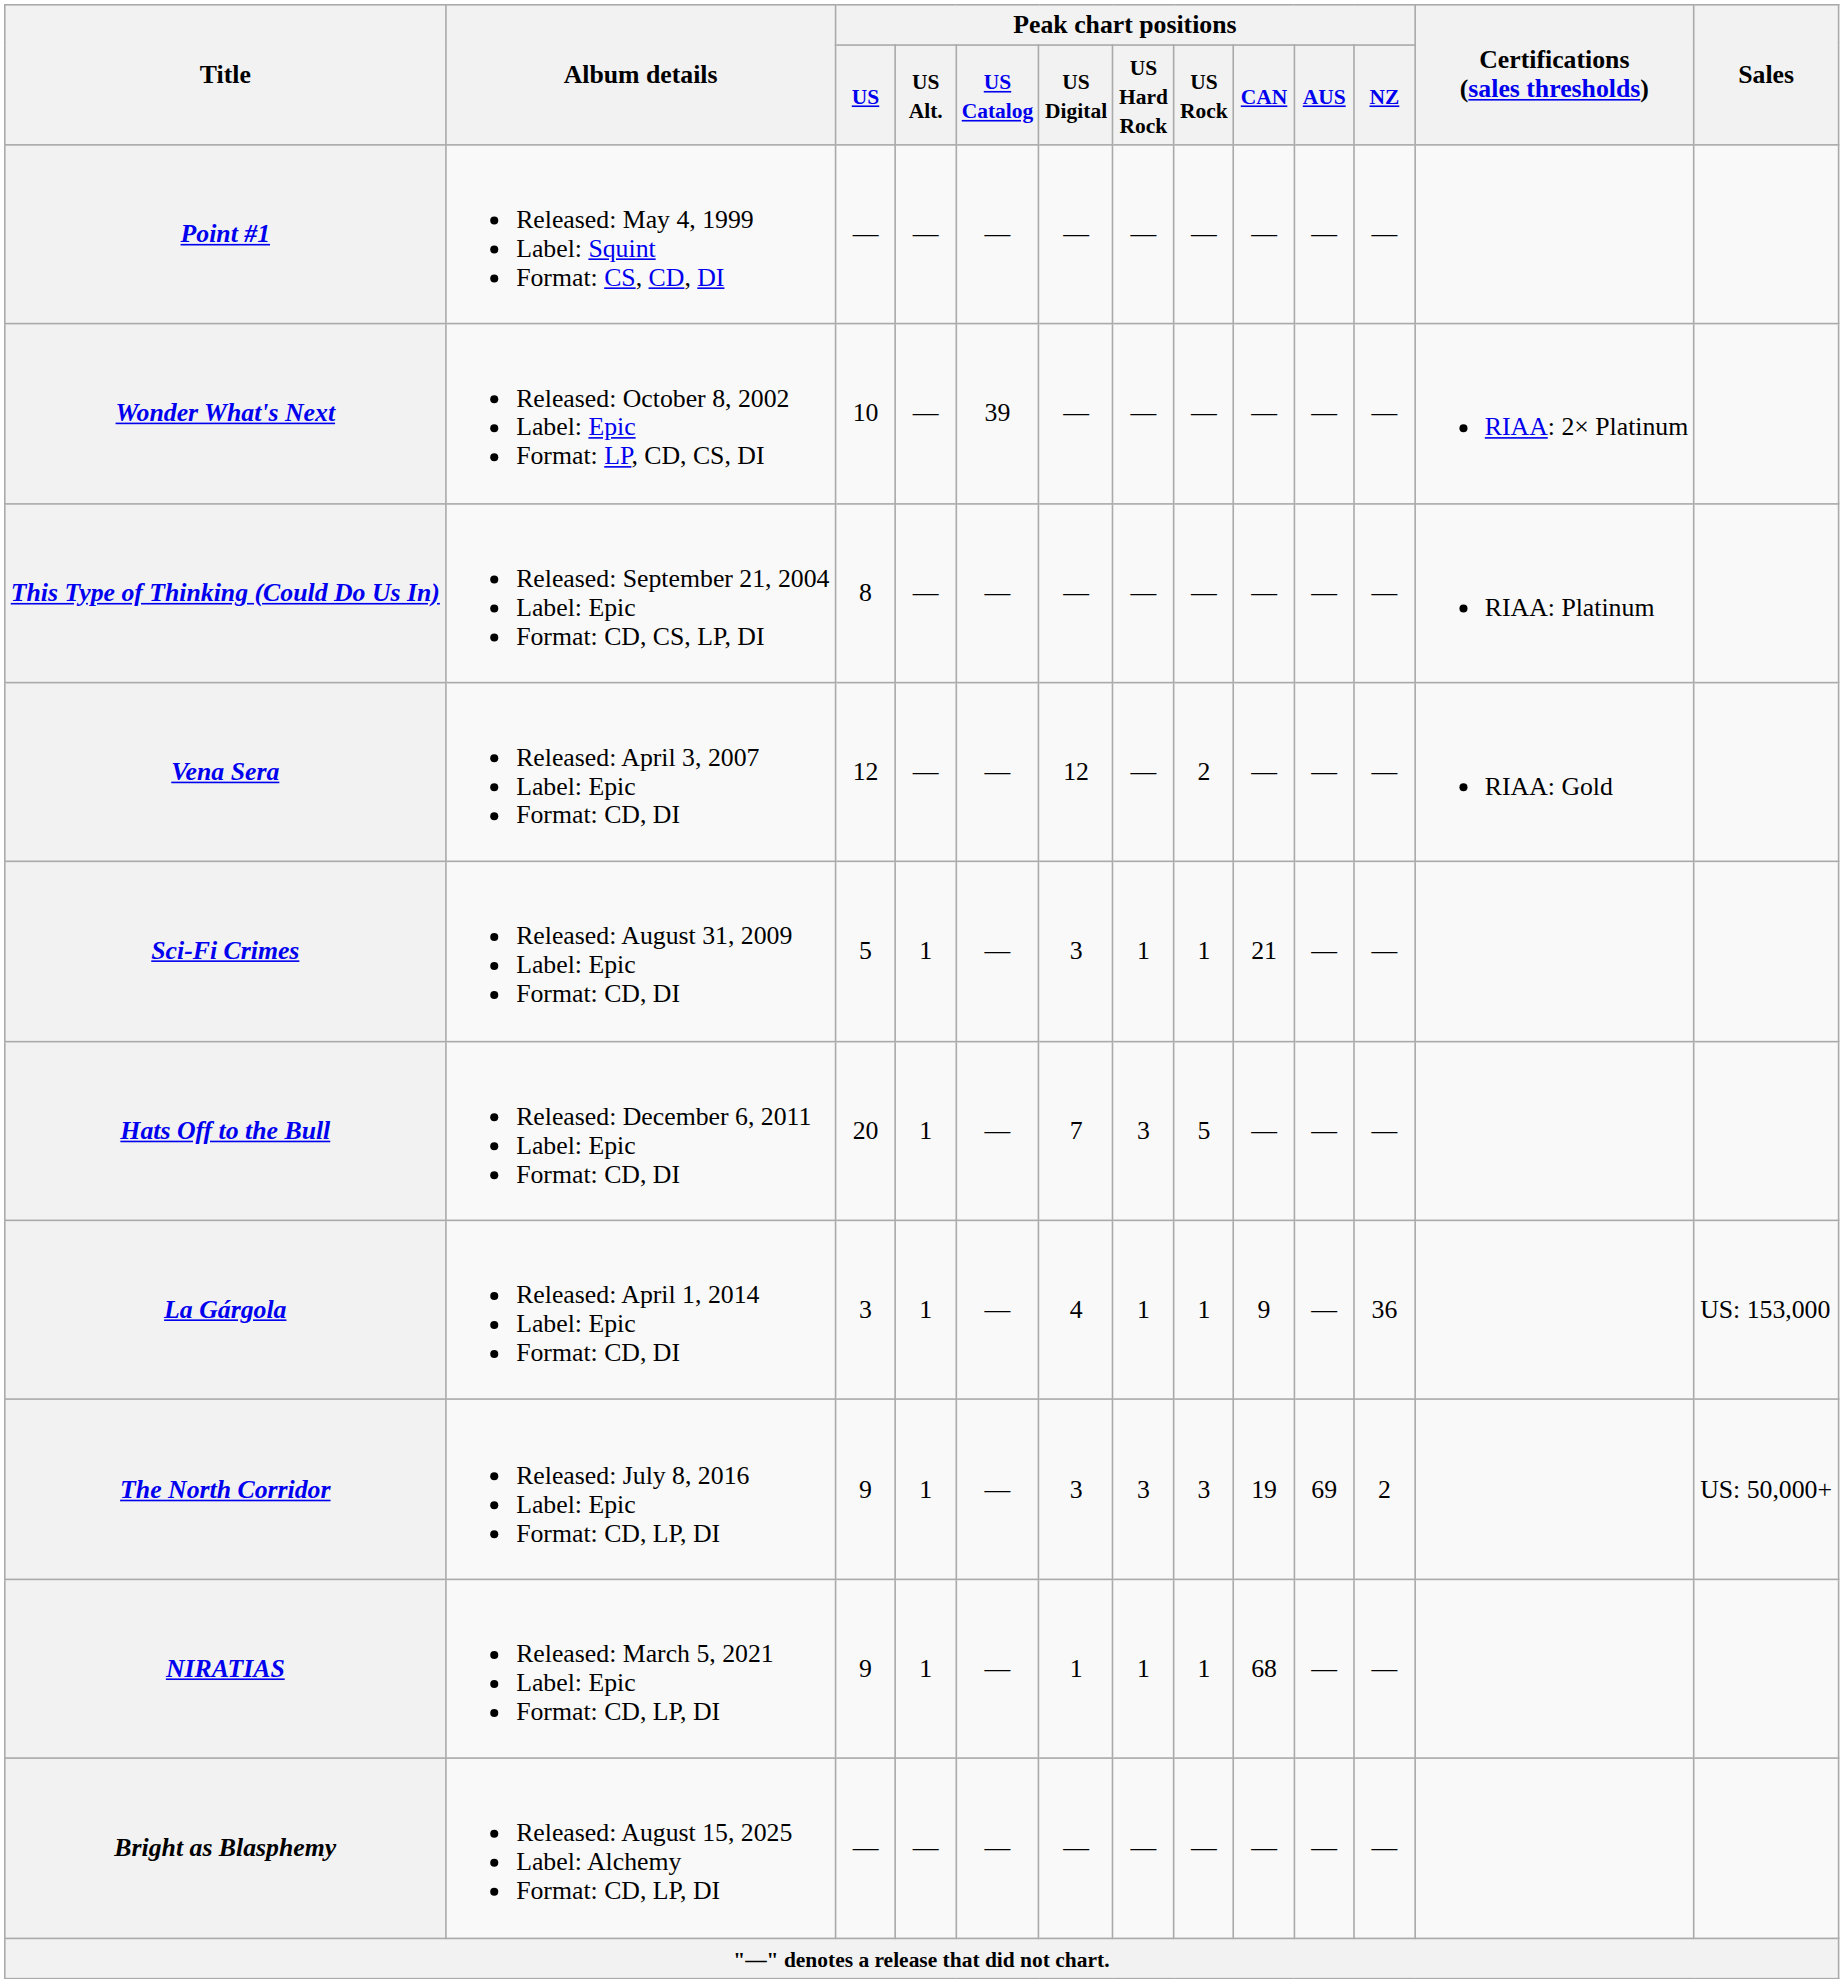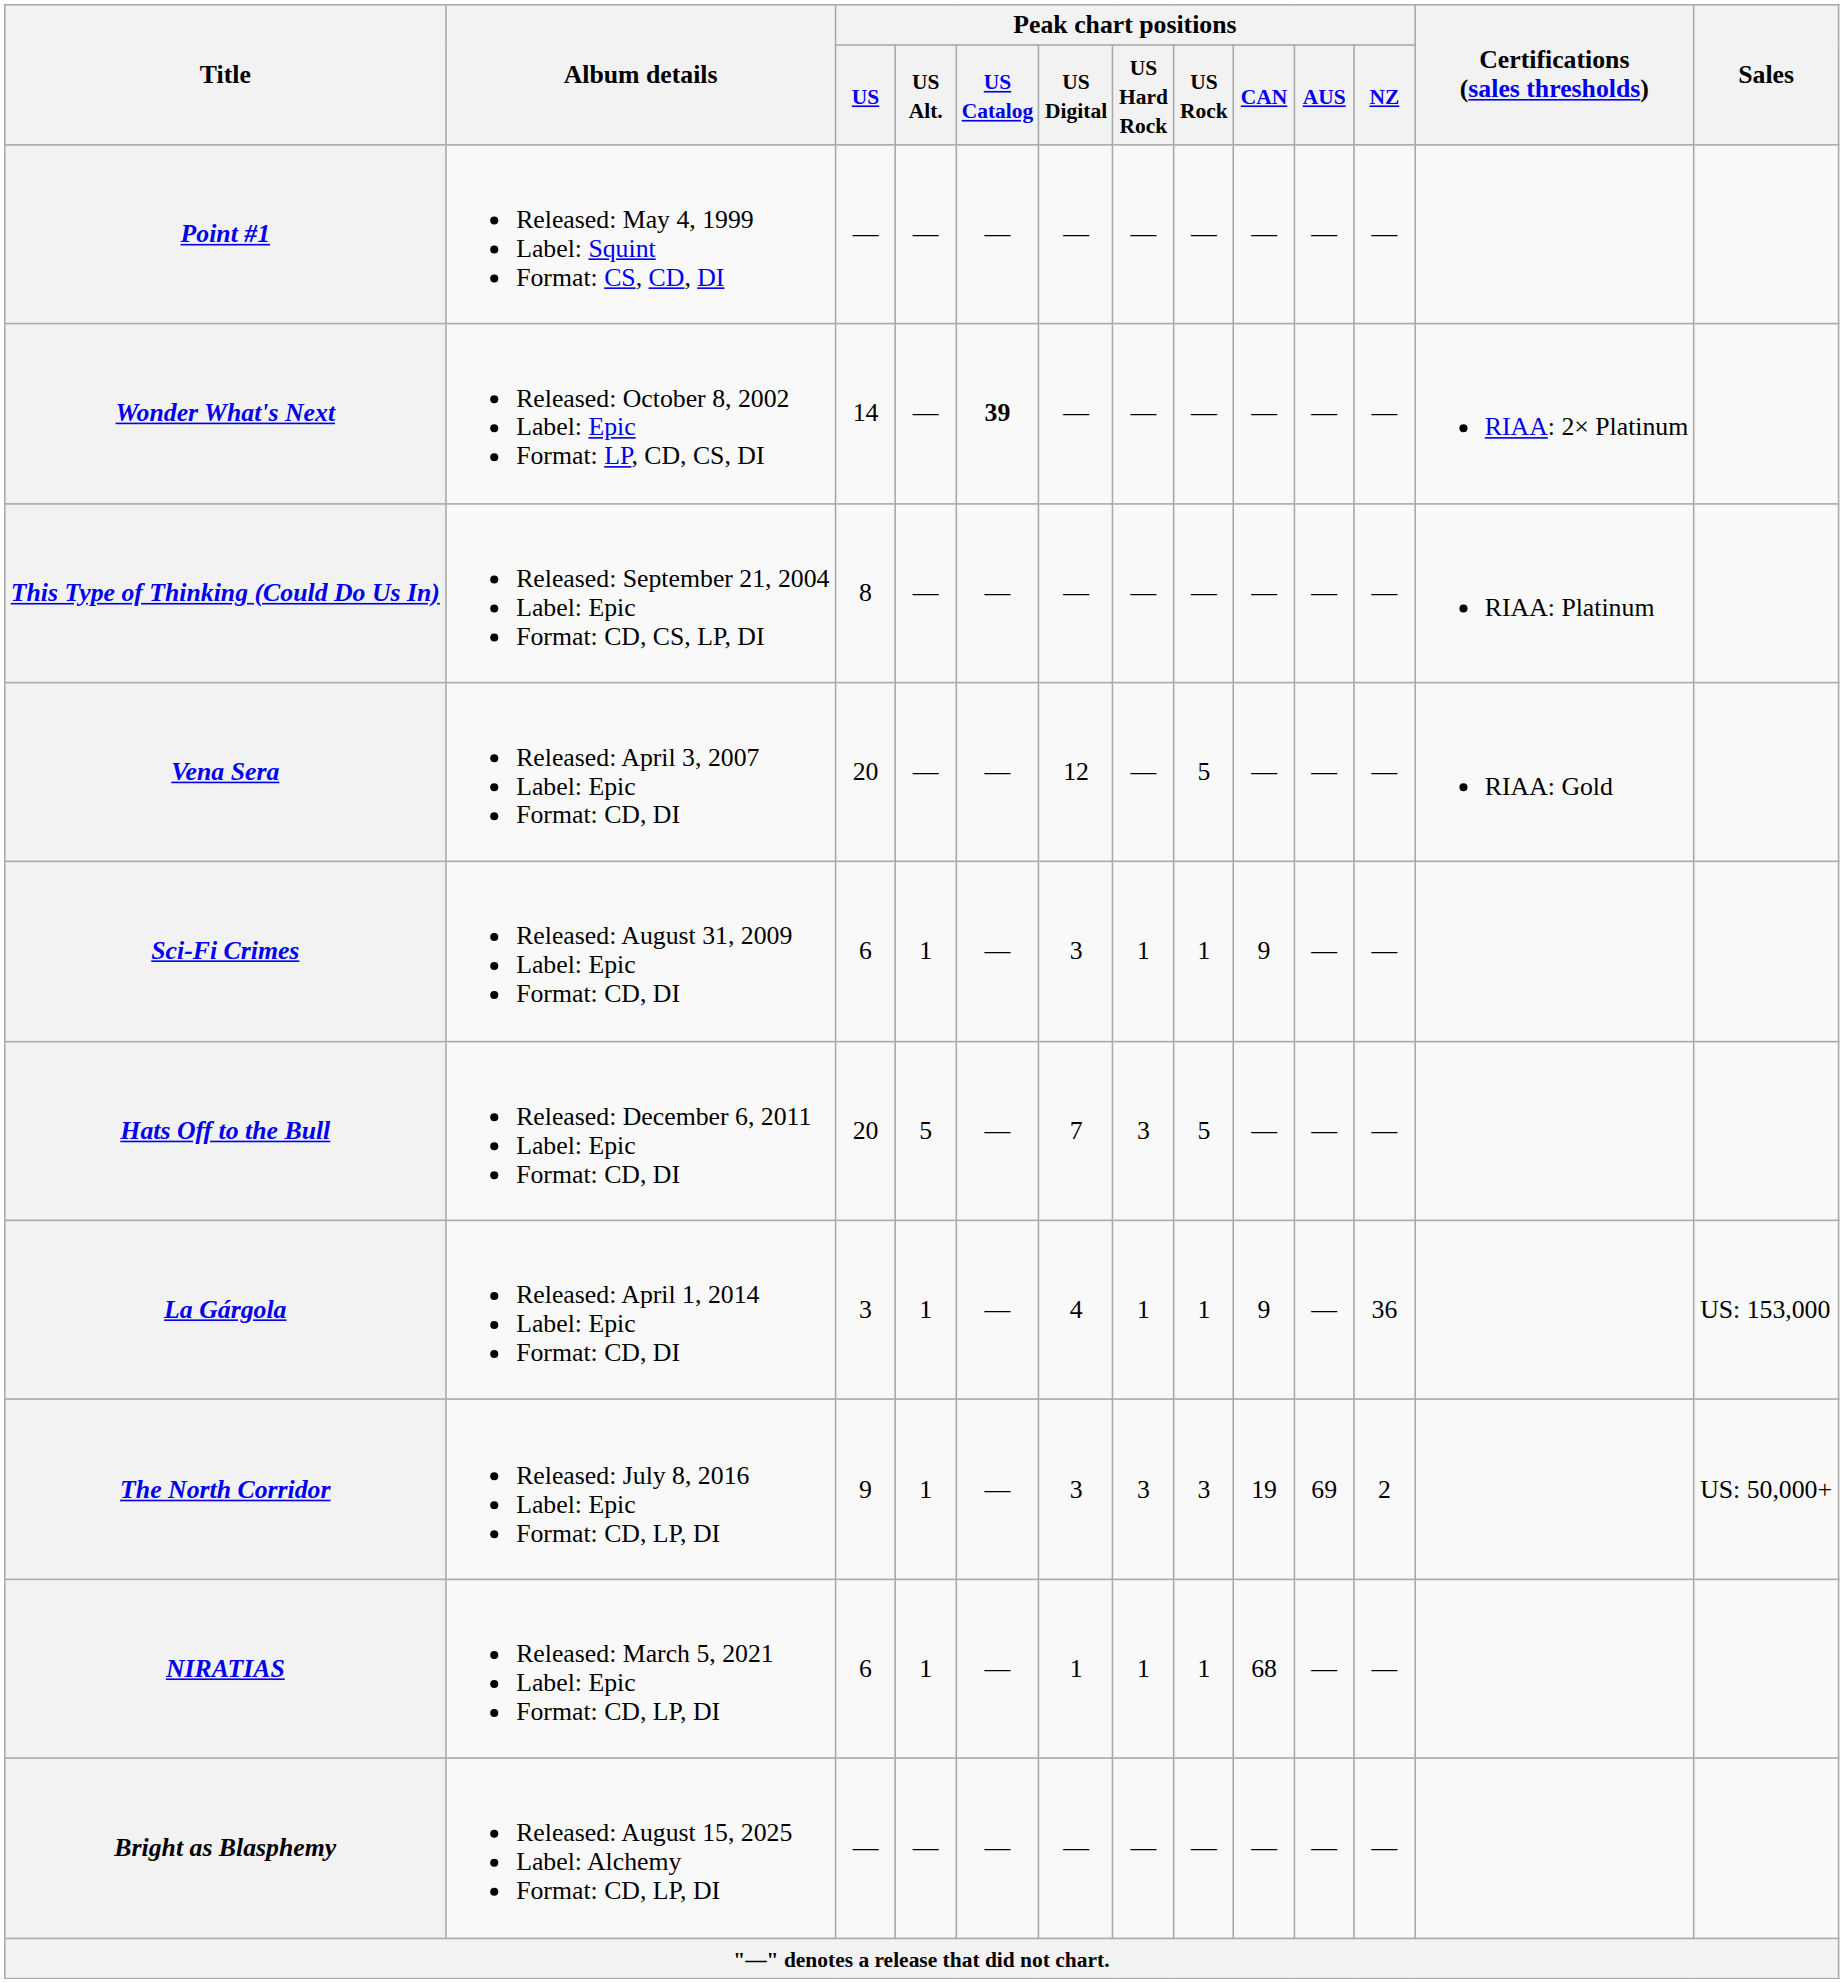(866, 413) 10 -> (866, 413) 14
(997, 413) normal -> (997, 413) bold
(866, 771) 12 -> (866, 771) 20
(1204, 771) 2 -> (1204, 771) 5
(866, 951) 5 -> (866, 951) 6
(1264, 951) 21 -> (1264, 951) 9
(926, 1130) 1 -> (926, 1130) 5
(866, 1668) 9 -> (866, 1668) 6
